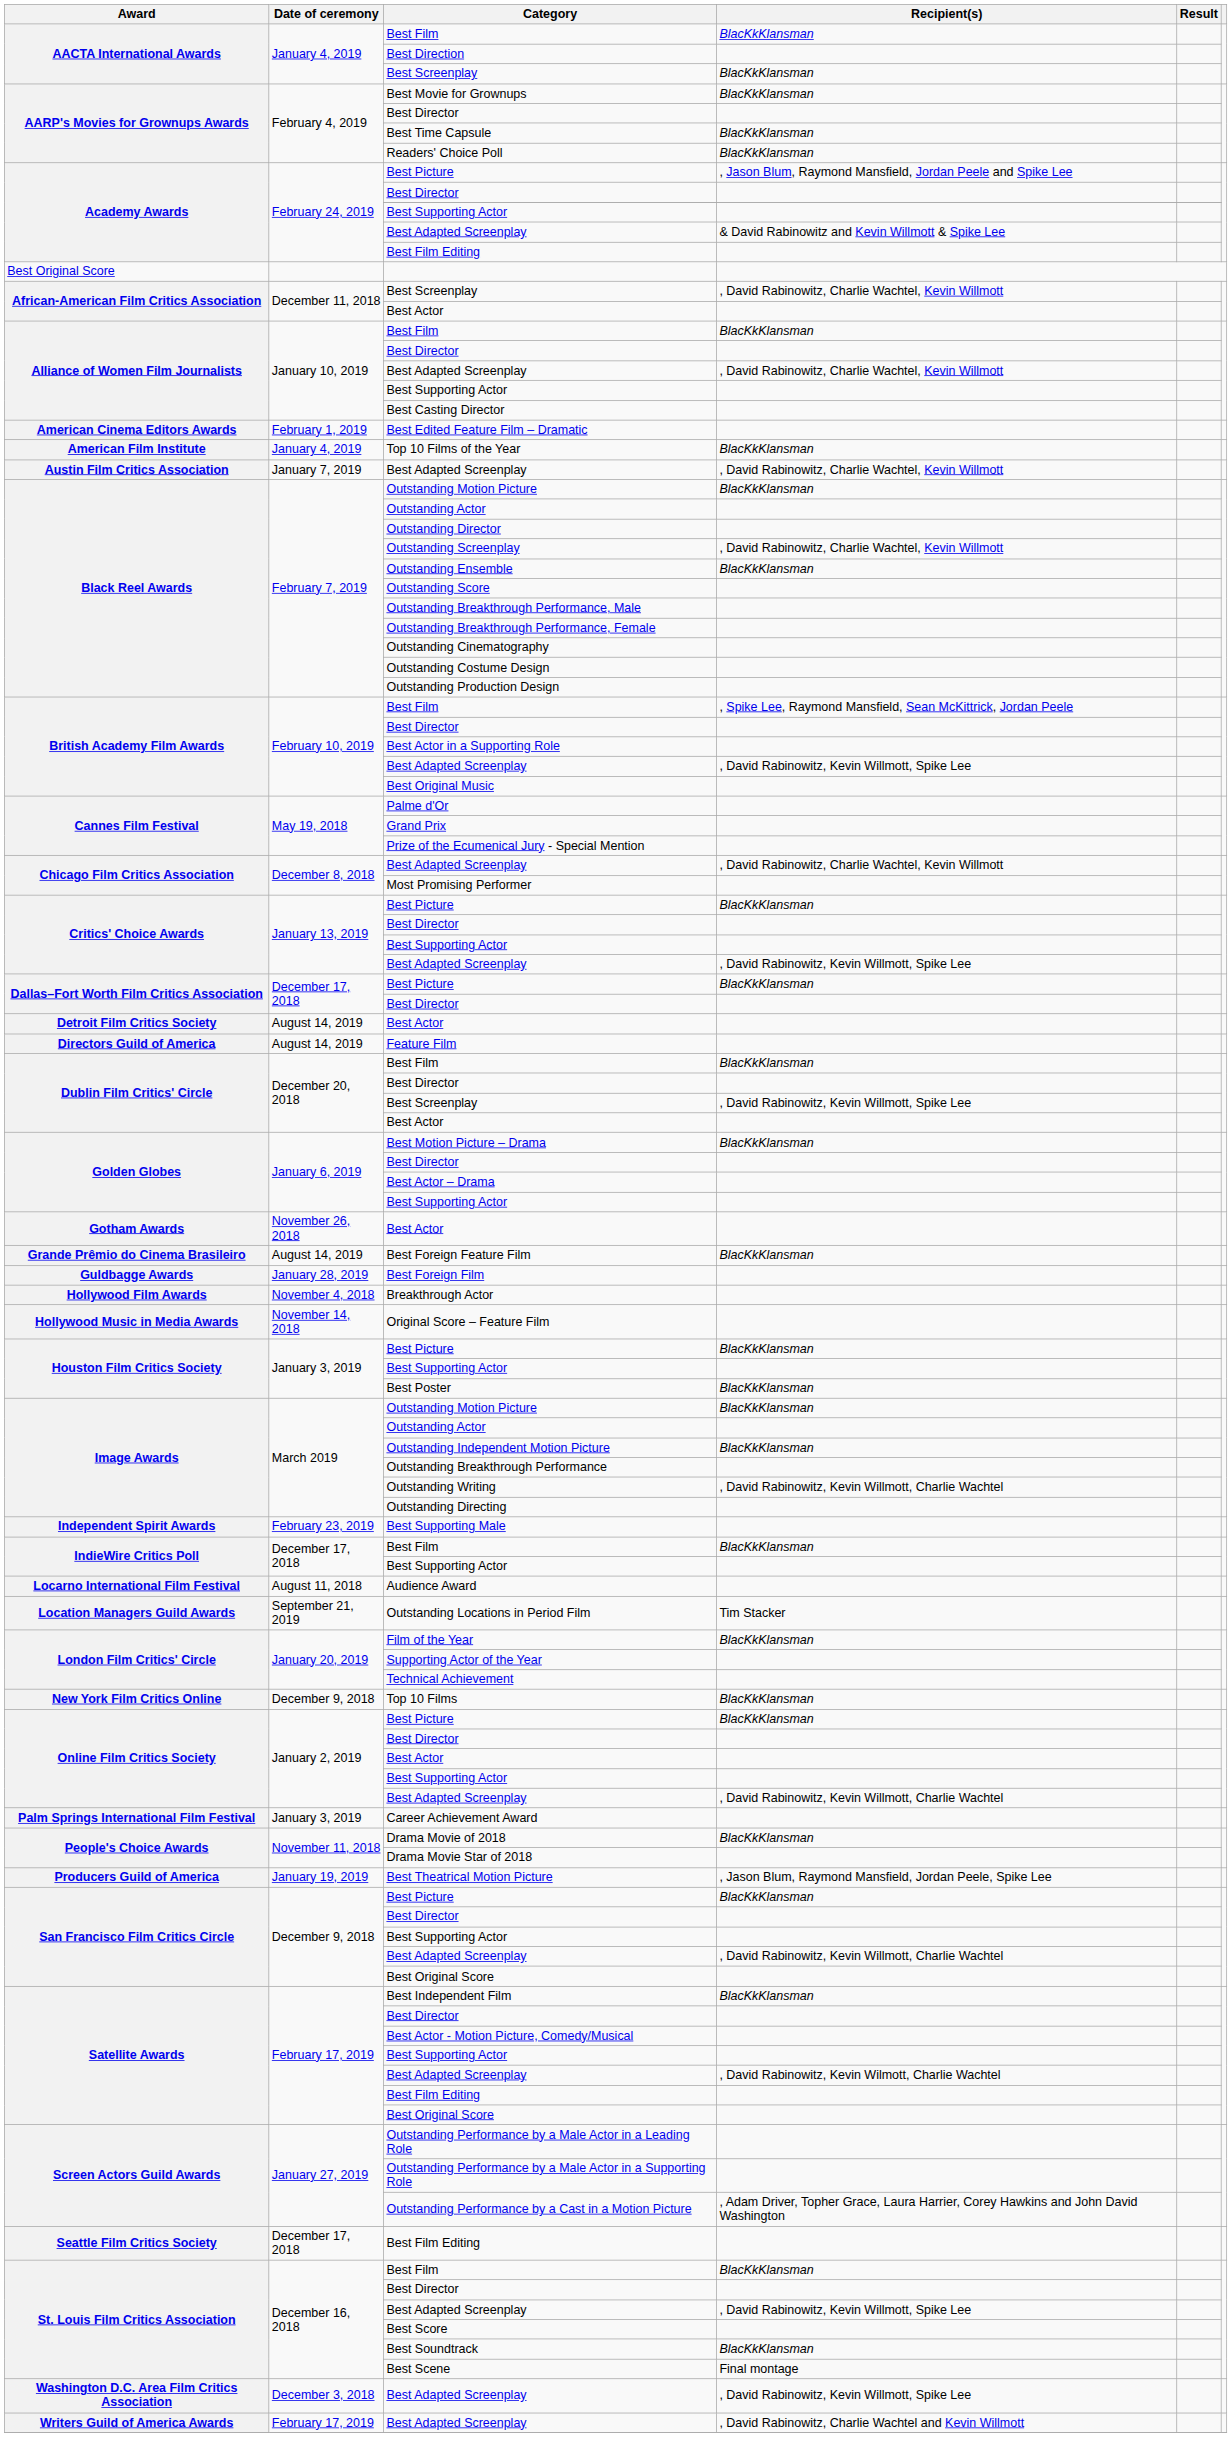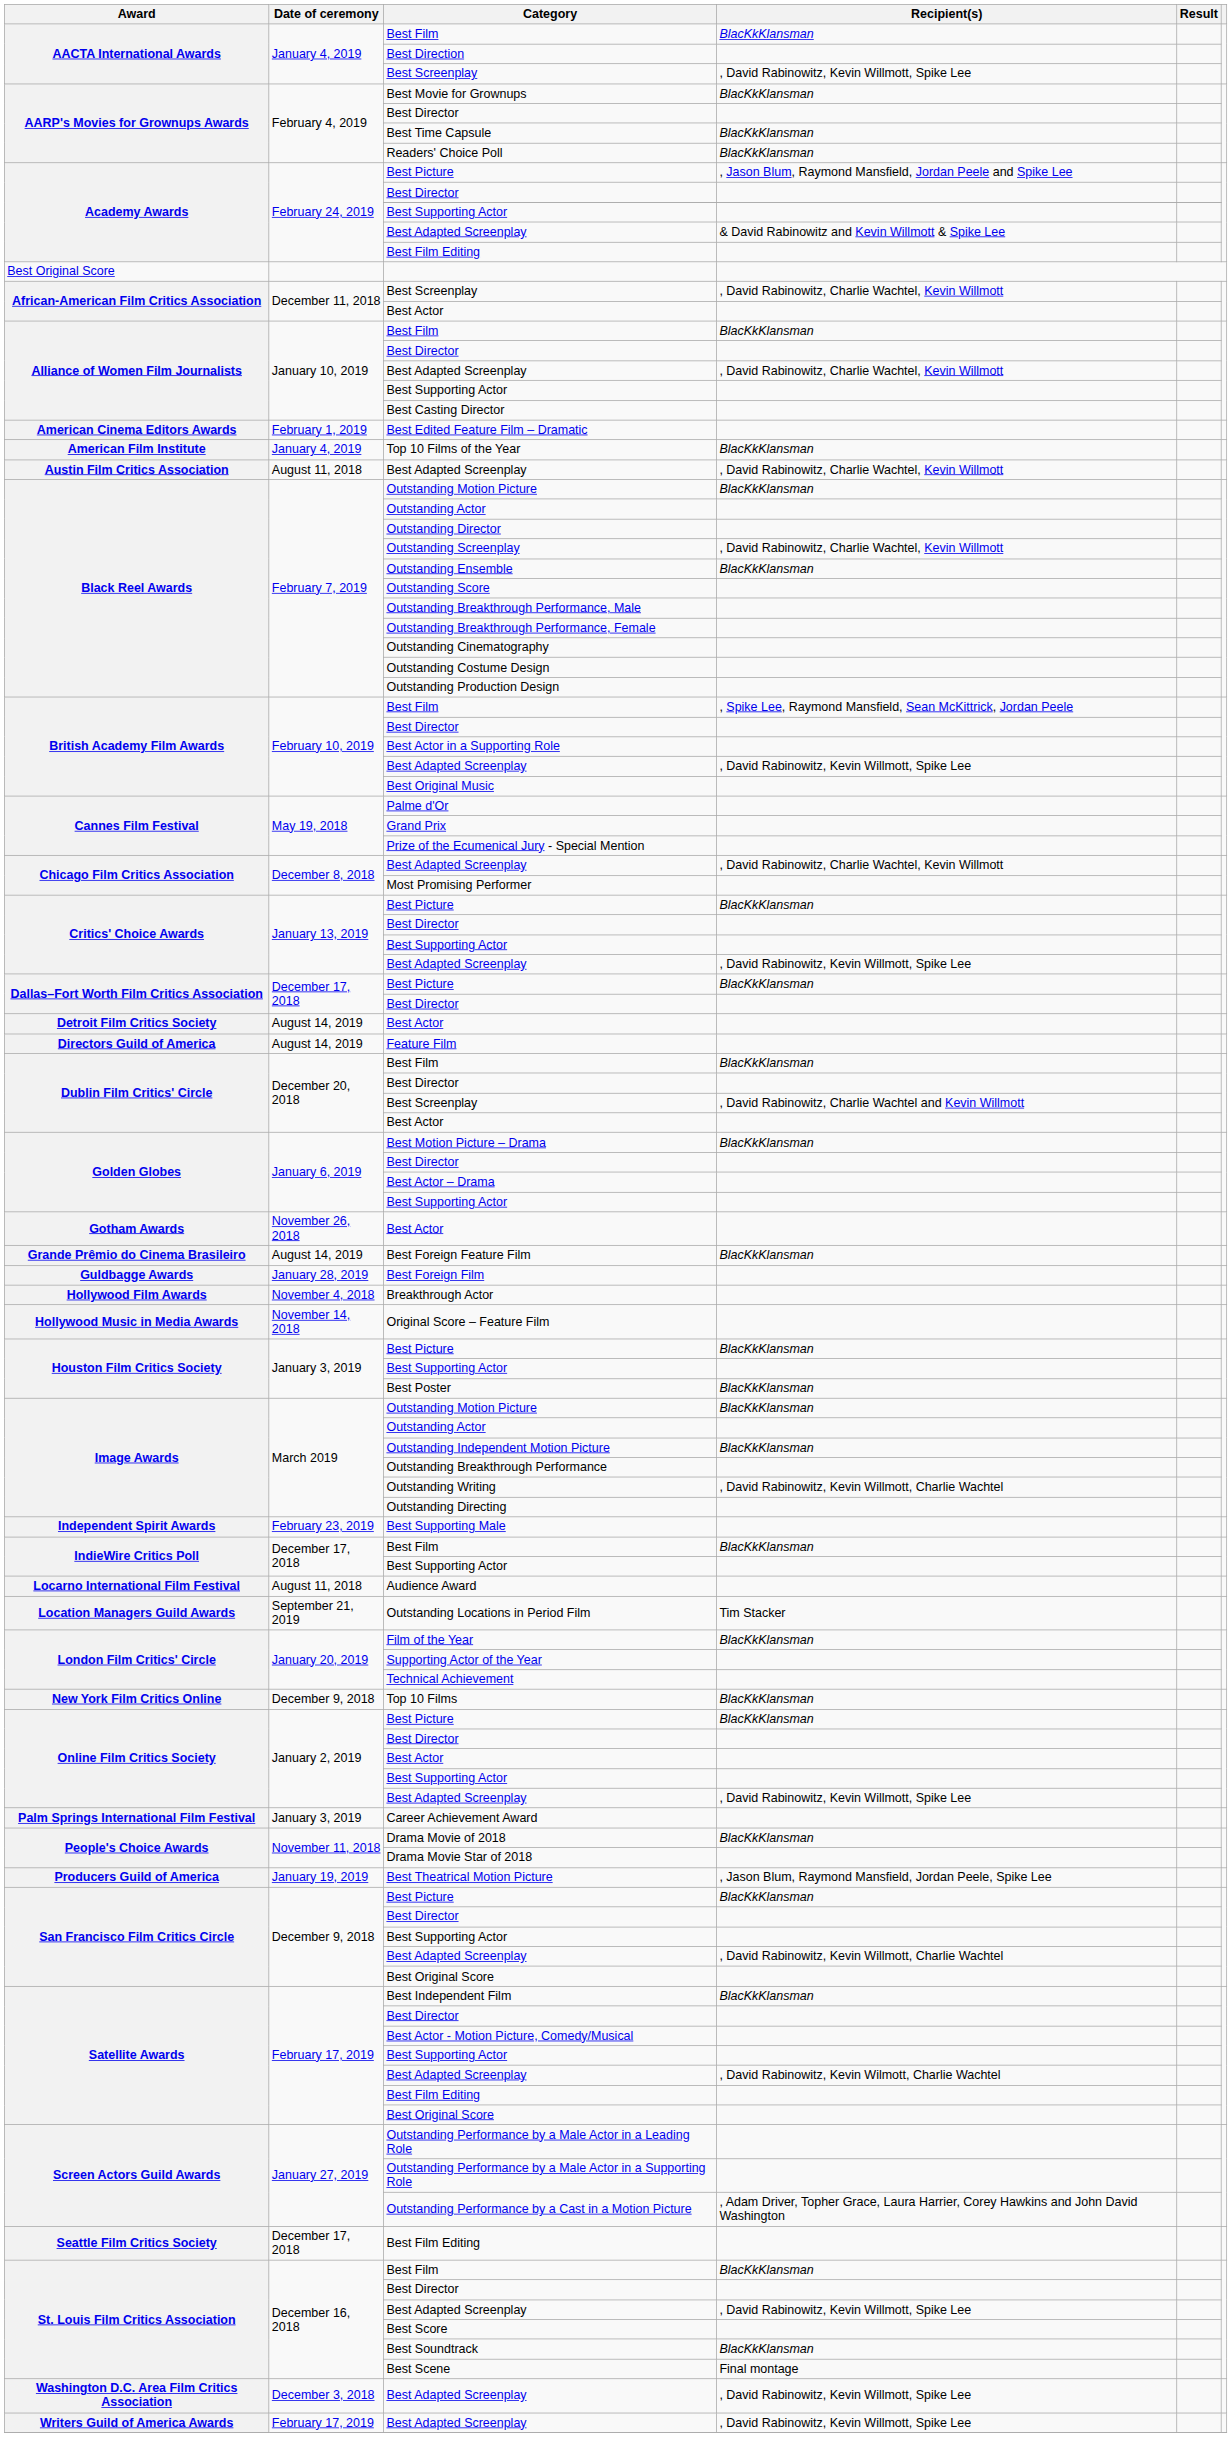(767, 73) BlacKkKlansman -> (845, 73) , David Rabinowitz, Kevin Willmott, Spike Lee
(317, 469) January 7, 2019 -> (317, 469) August 11, 2018
(845, 1102) , David Rabinowitz, Kevin Willmott, Spike Lee -> (872, 1102) , David Rabinowitz, Charlie Wachtel and Kevin Willmott
(861, 1798) , David Rabinowitz, Kevin Willmott, Charlie Wachtel -> (845, 1798) , David Rabinowitz, Kevin Willmott, Spike Lee
(872, 2422) , David Rabinowitz, Charlie Wachtel and Kevin Willmott -> (845, 2422) , David Rabinowitz, Kevin Willmott, Spike Lee
